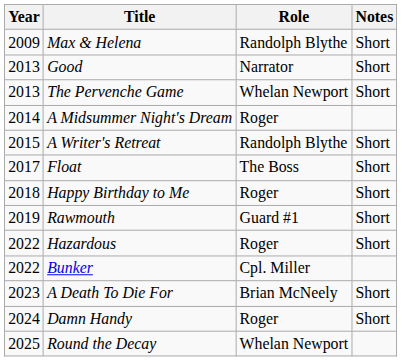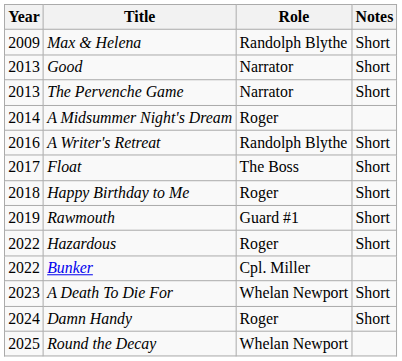(294, 92) Whelan Newport -> (266, 92) Narrator
(24, 142) 2015 -> (24, 142) 2016
(289, 293) Brian McNeely -> (294, 293) Whelan Newport
